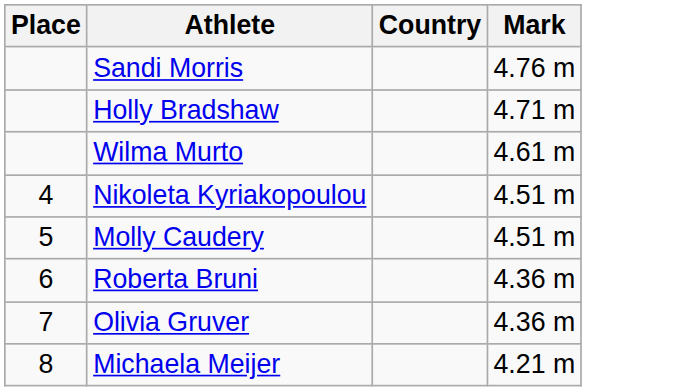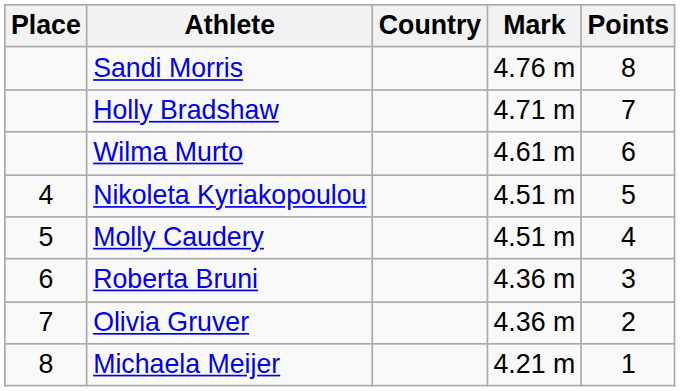+ column: (628, 25)
